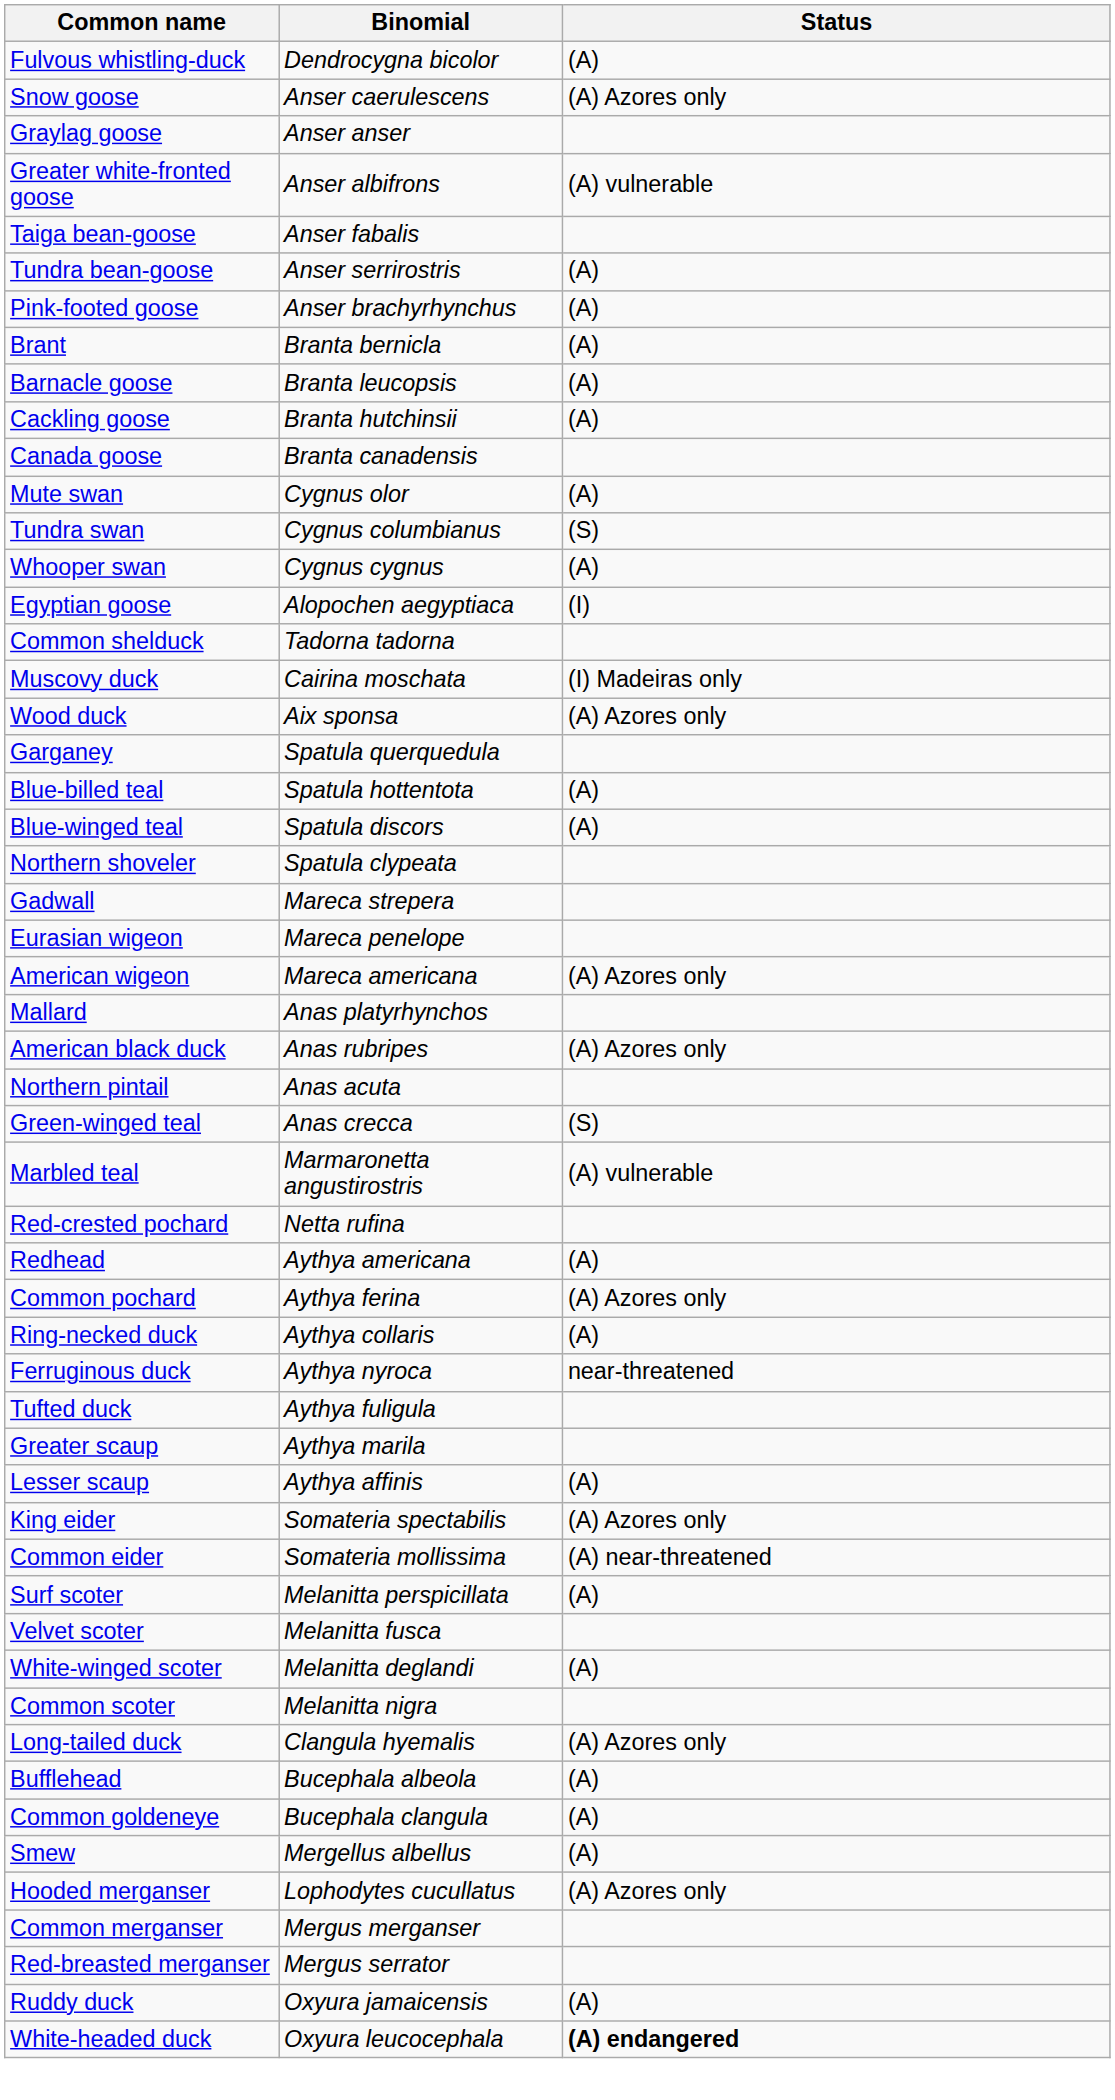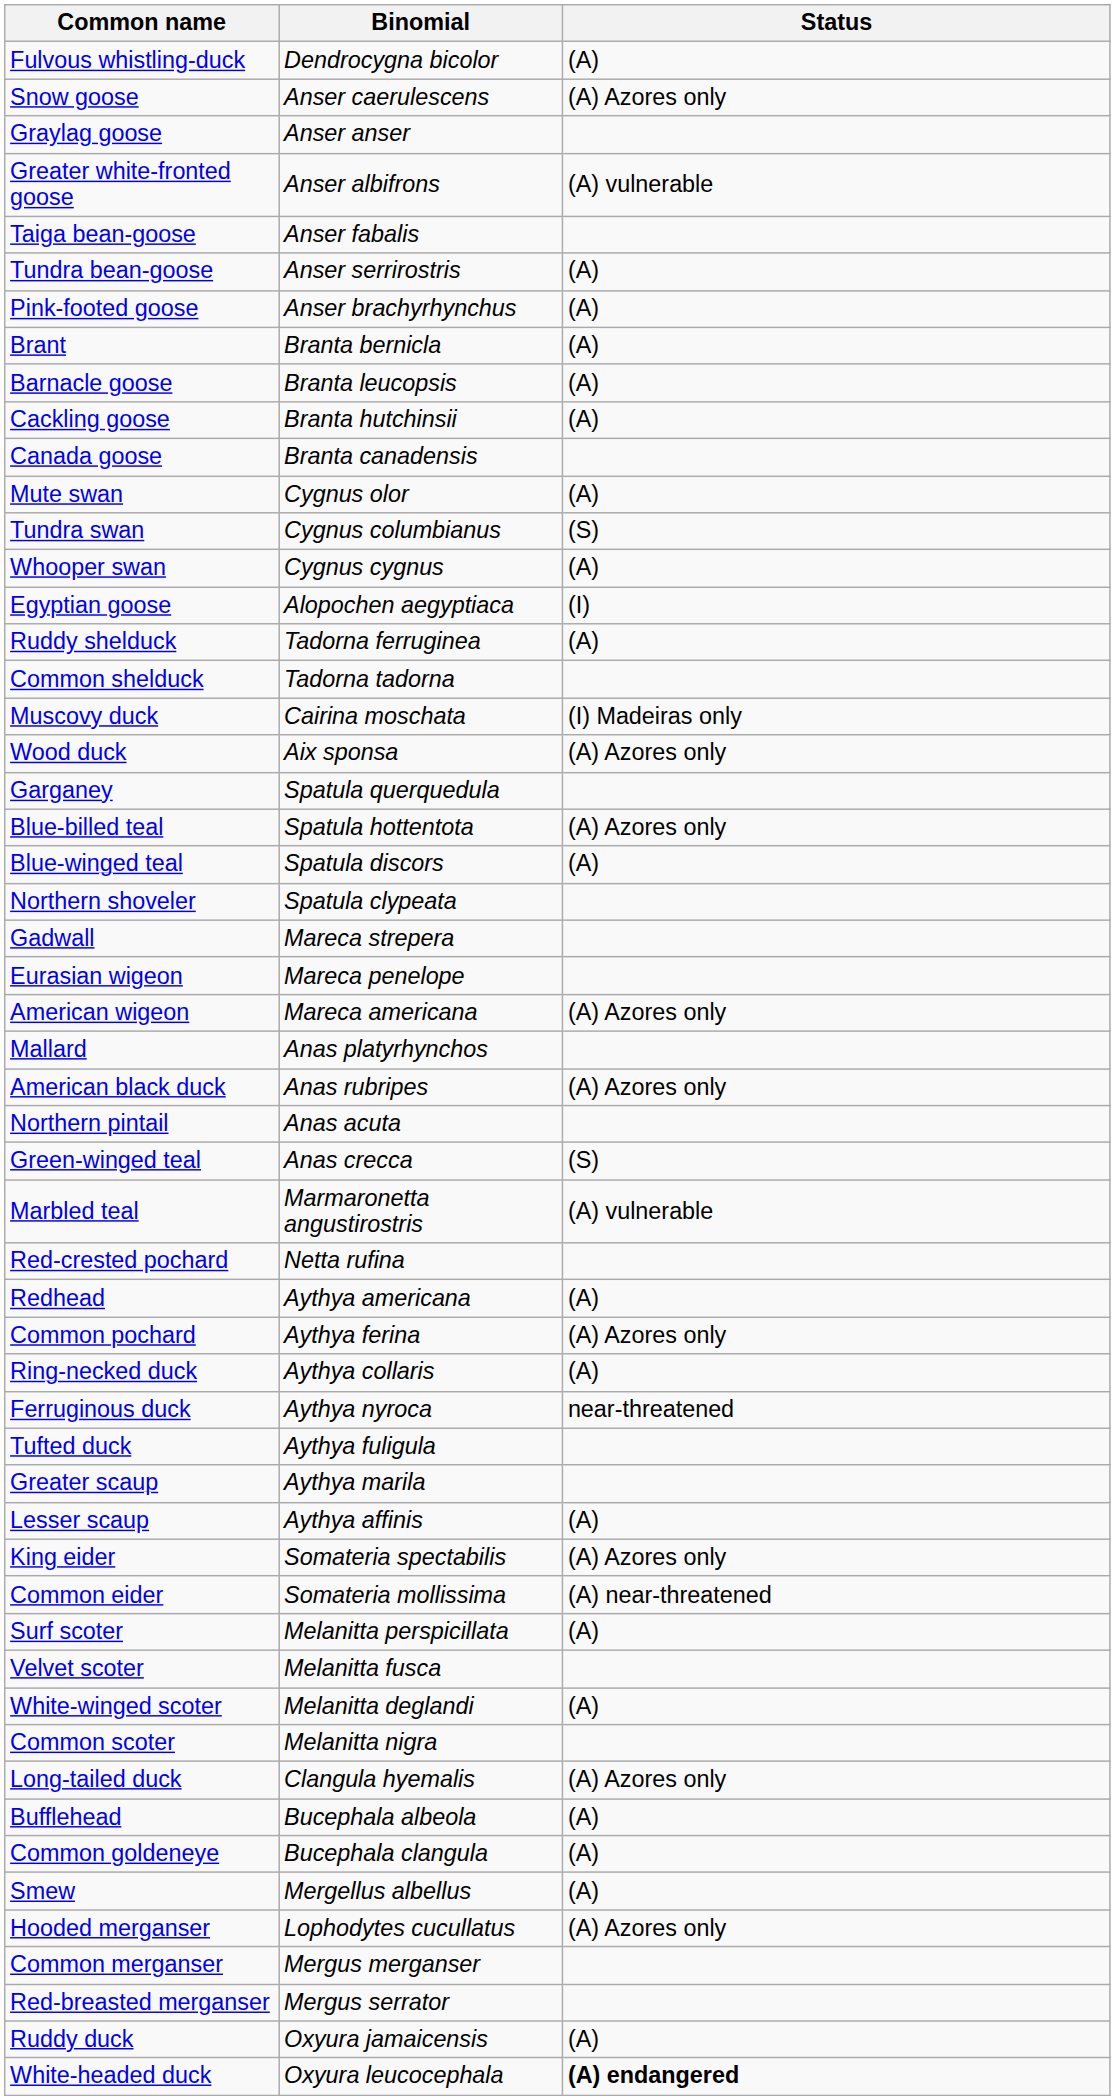+ row: (93, 642)
(583, 790) (A) -> (647, 827) (A) Azores only
